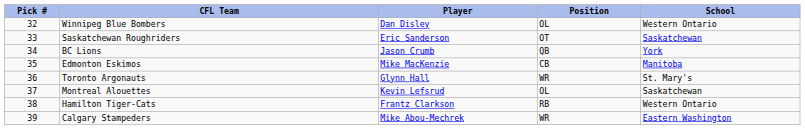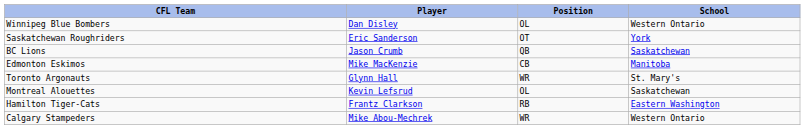- column: (32, 11)
(672, 38) Saskatchewan -> (641, 38) York
(653, 51) York -> (660, 51) Saskatchewan
(680, 104) Western Ontario -> (675, 104) Eastern Washington
(687, 118) Eastern Washington -> (668, 118) Western Ontario
